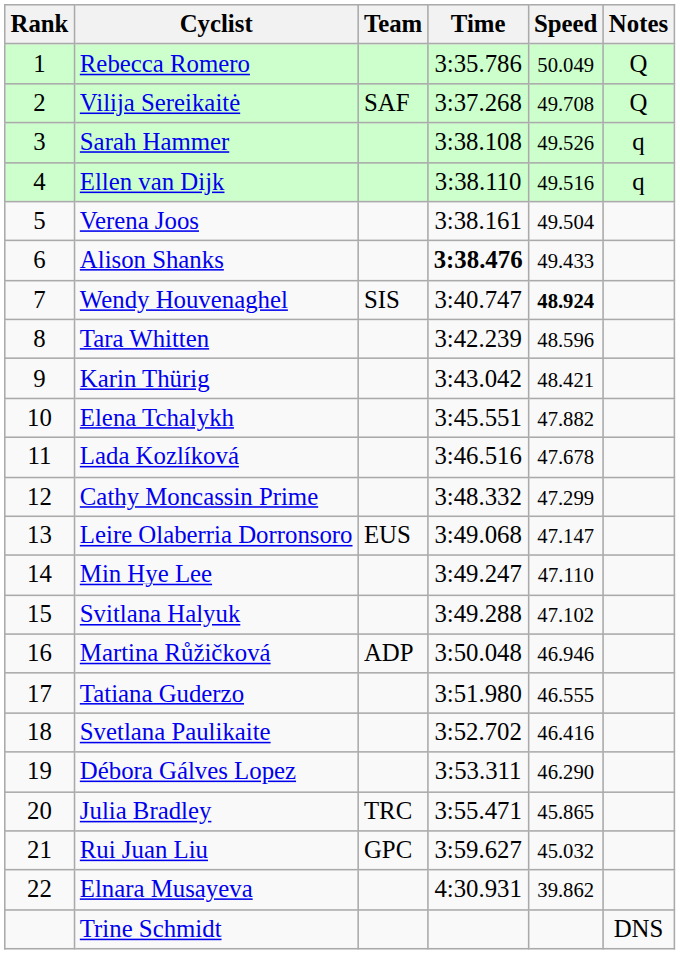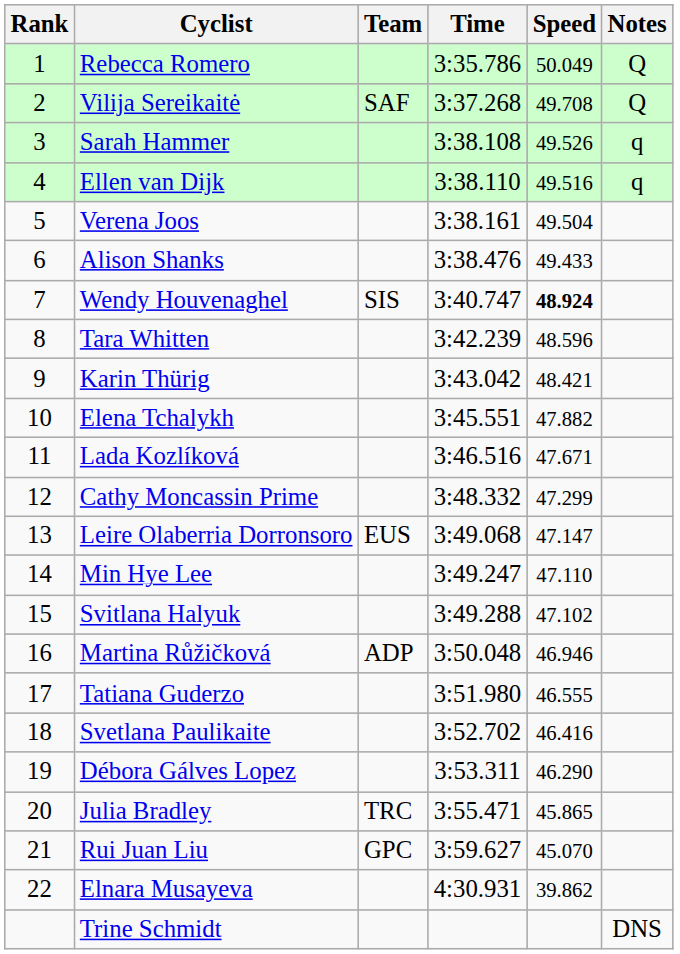(478, 260) bold -> (477, 260) normal
(566, 458) 47.678 -> (564, 458) 47.671
(566, 851) 45.032 -> (564, 851) 45.070
